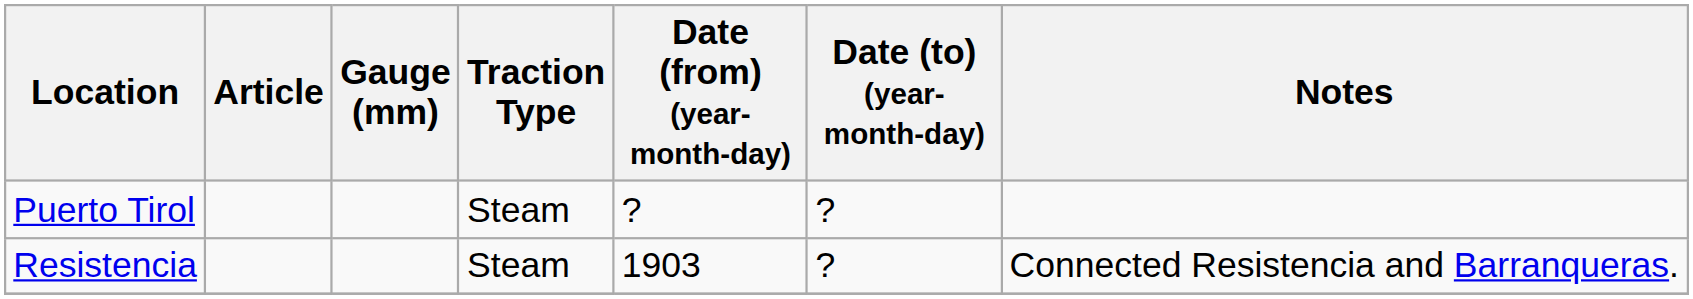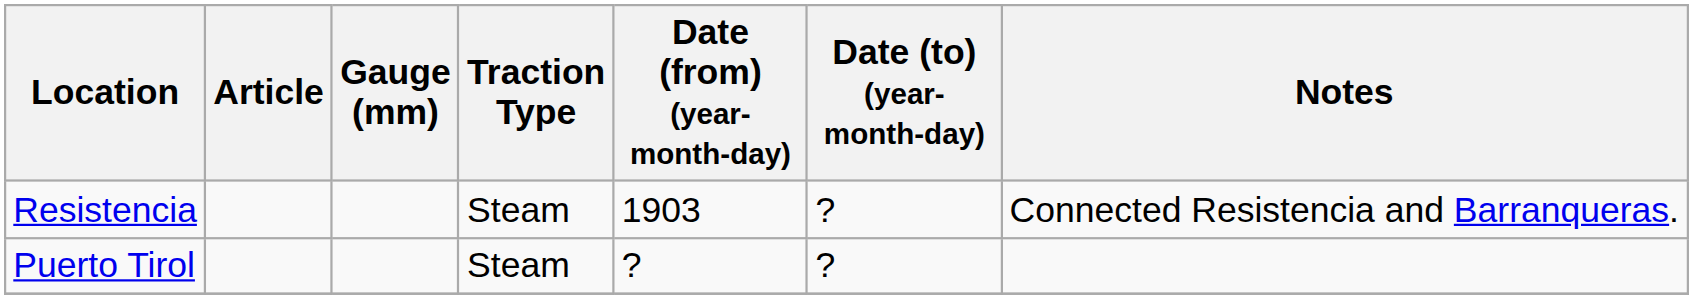rows swapped: (104, 208) <-> (105, 265)
